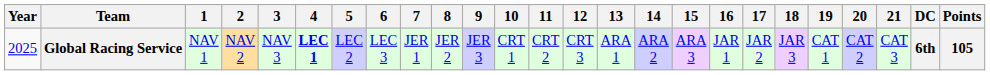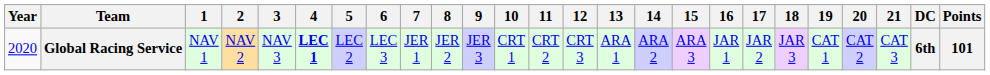(23, 48) 2025 -> (23, 48) 2020
(962, 48) 105 -> (962, 48) 101
